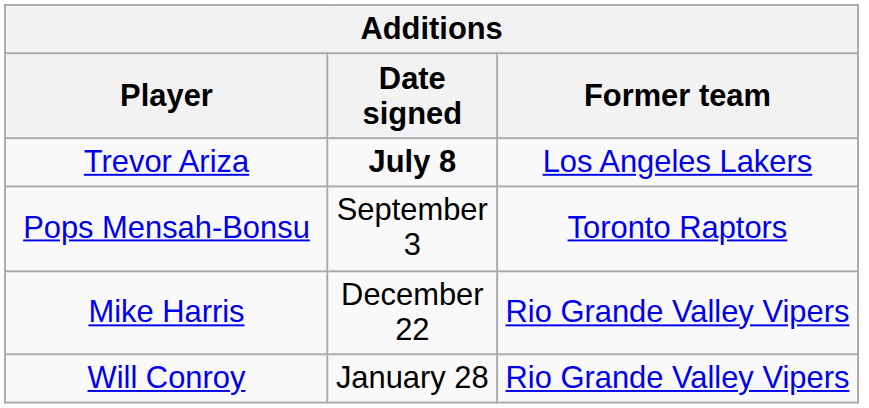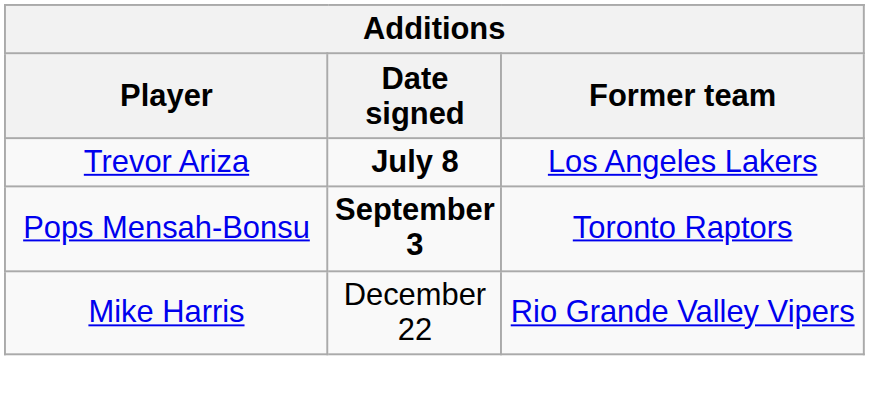(412, 228) normal -> (415, 228) bold
- row: (166, 378)
